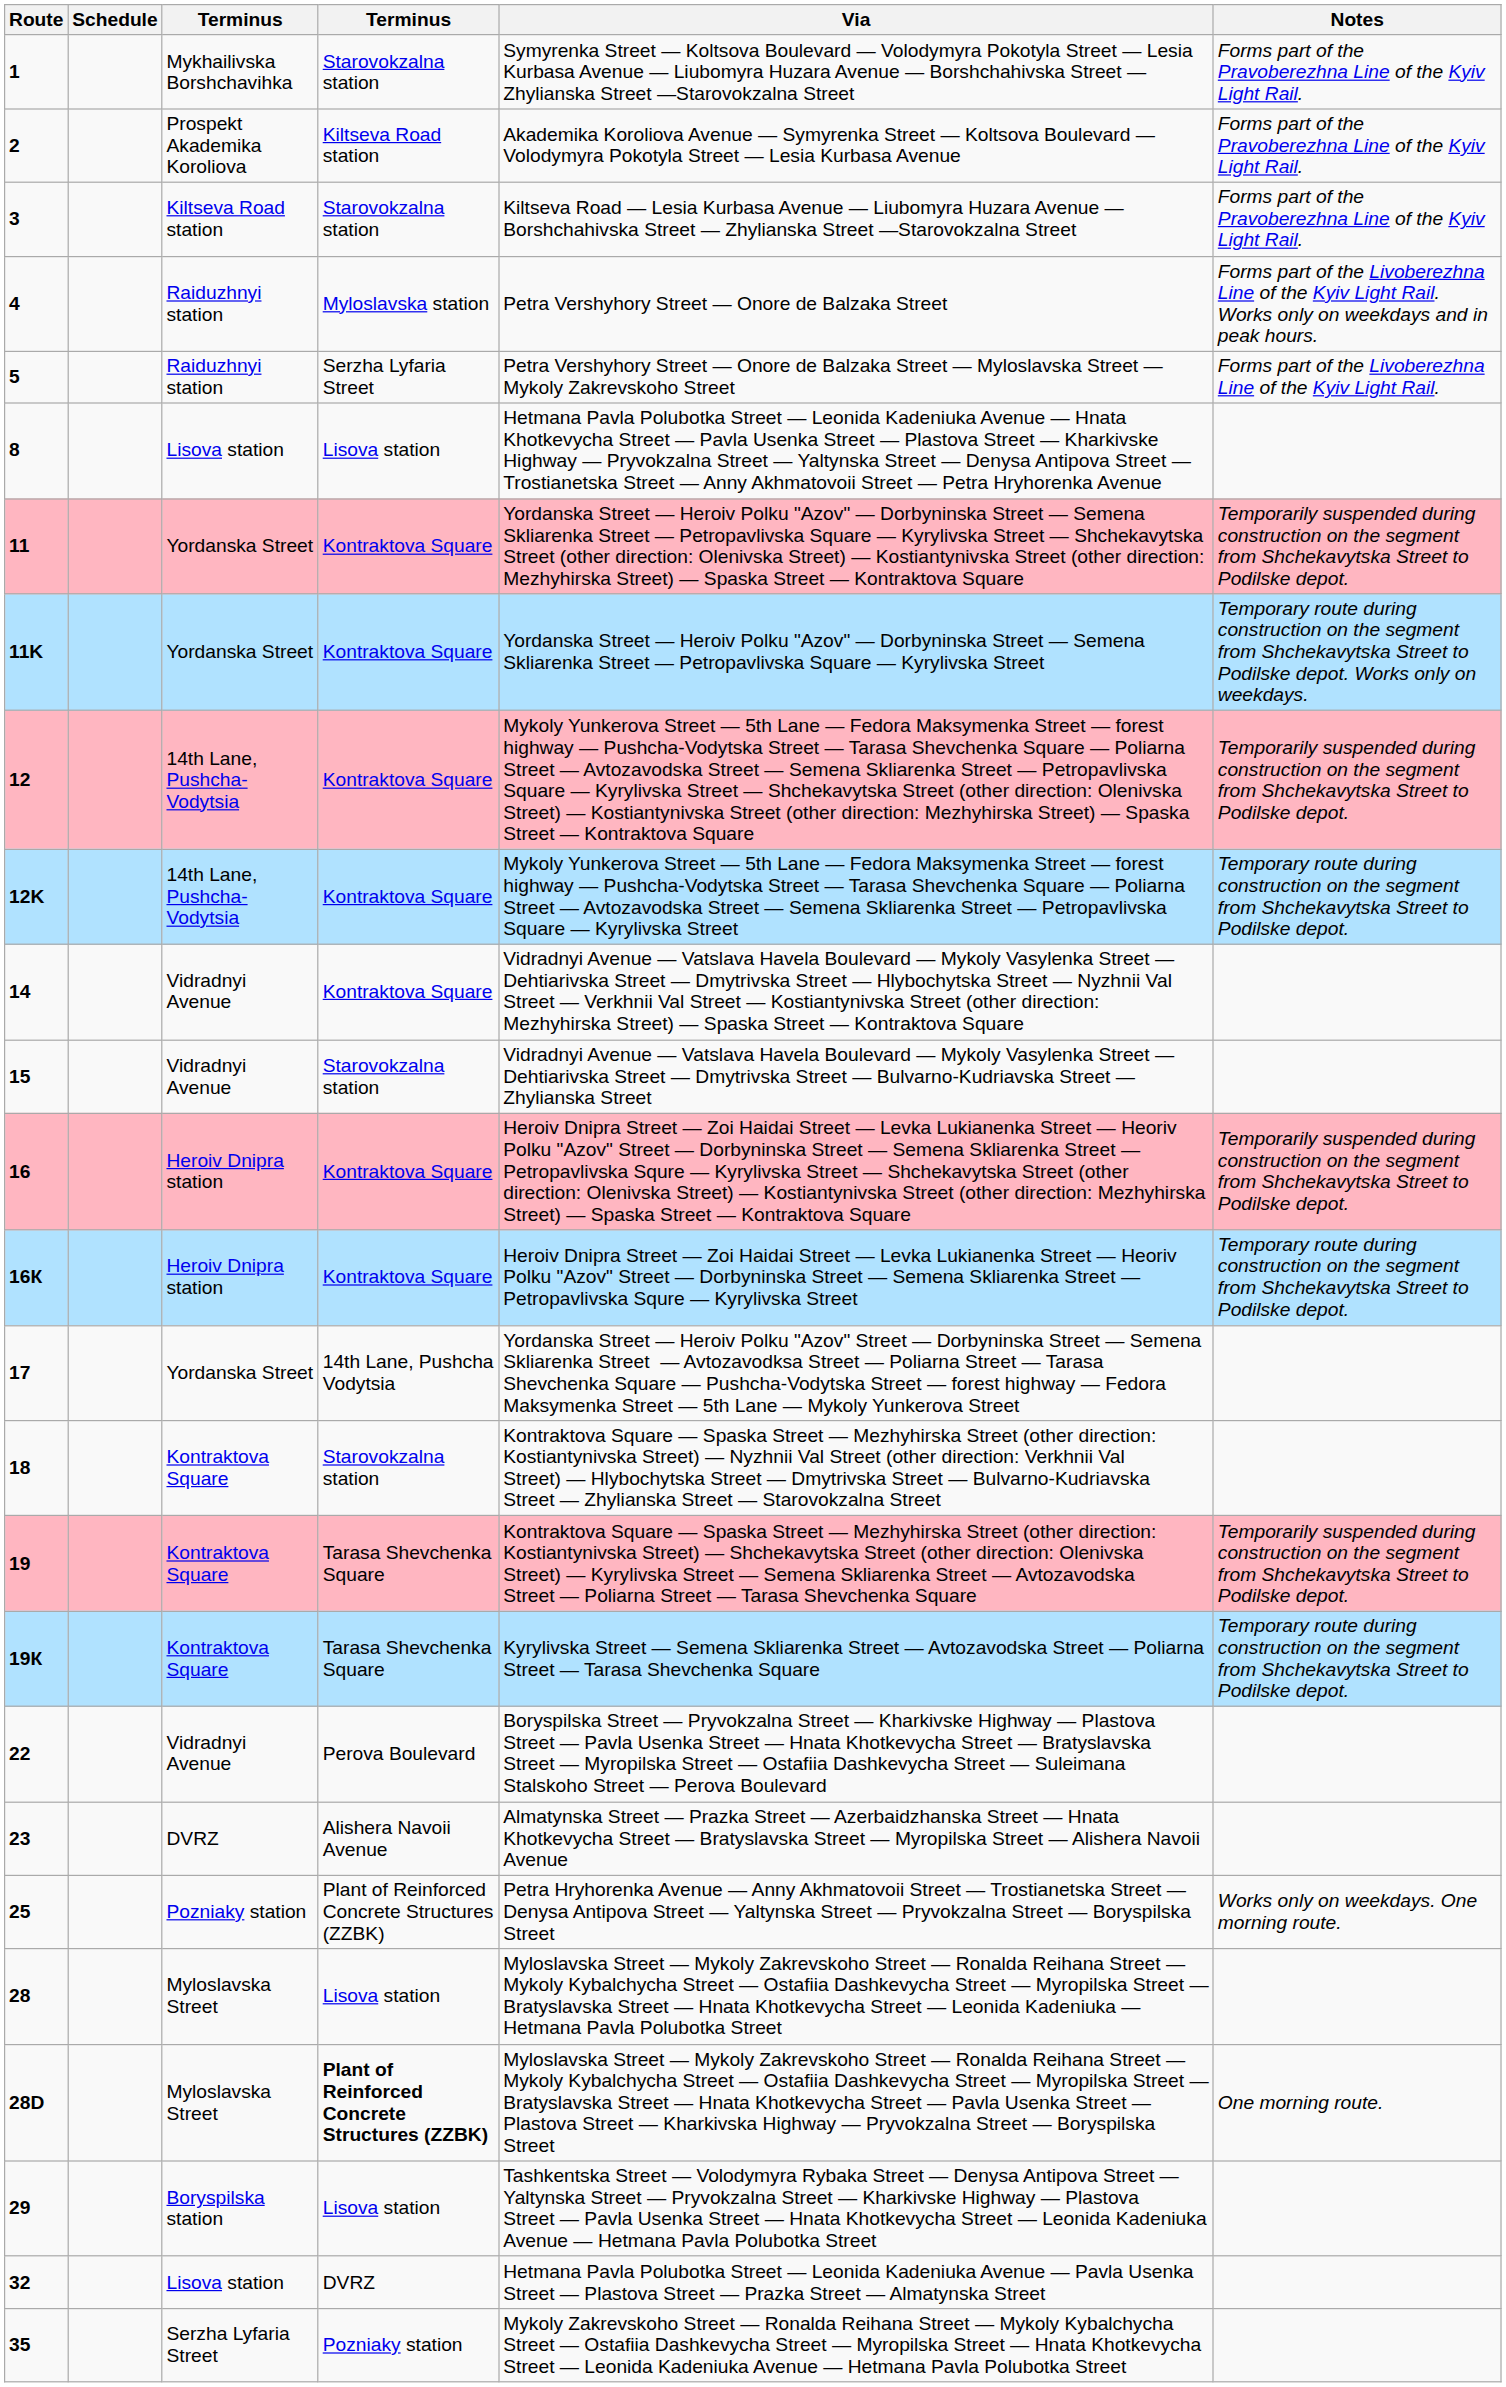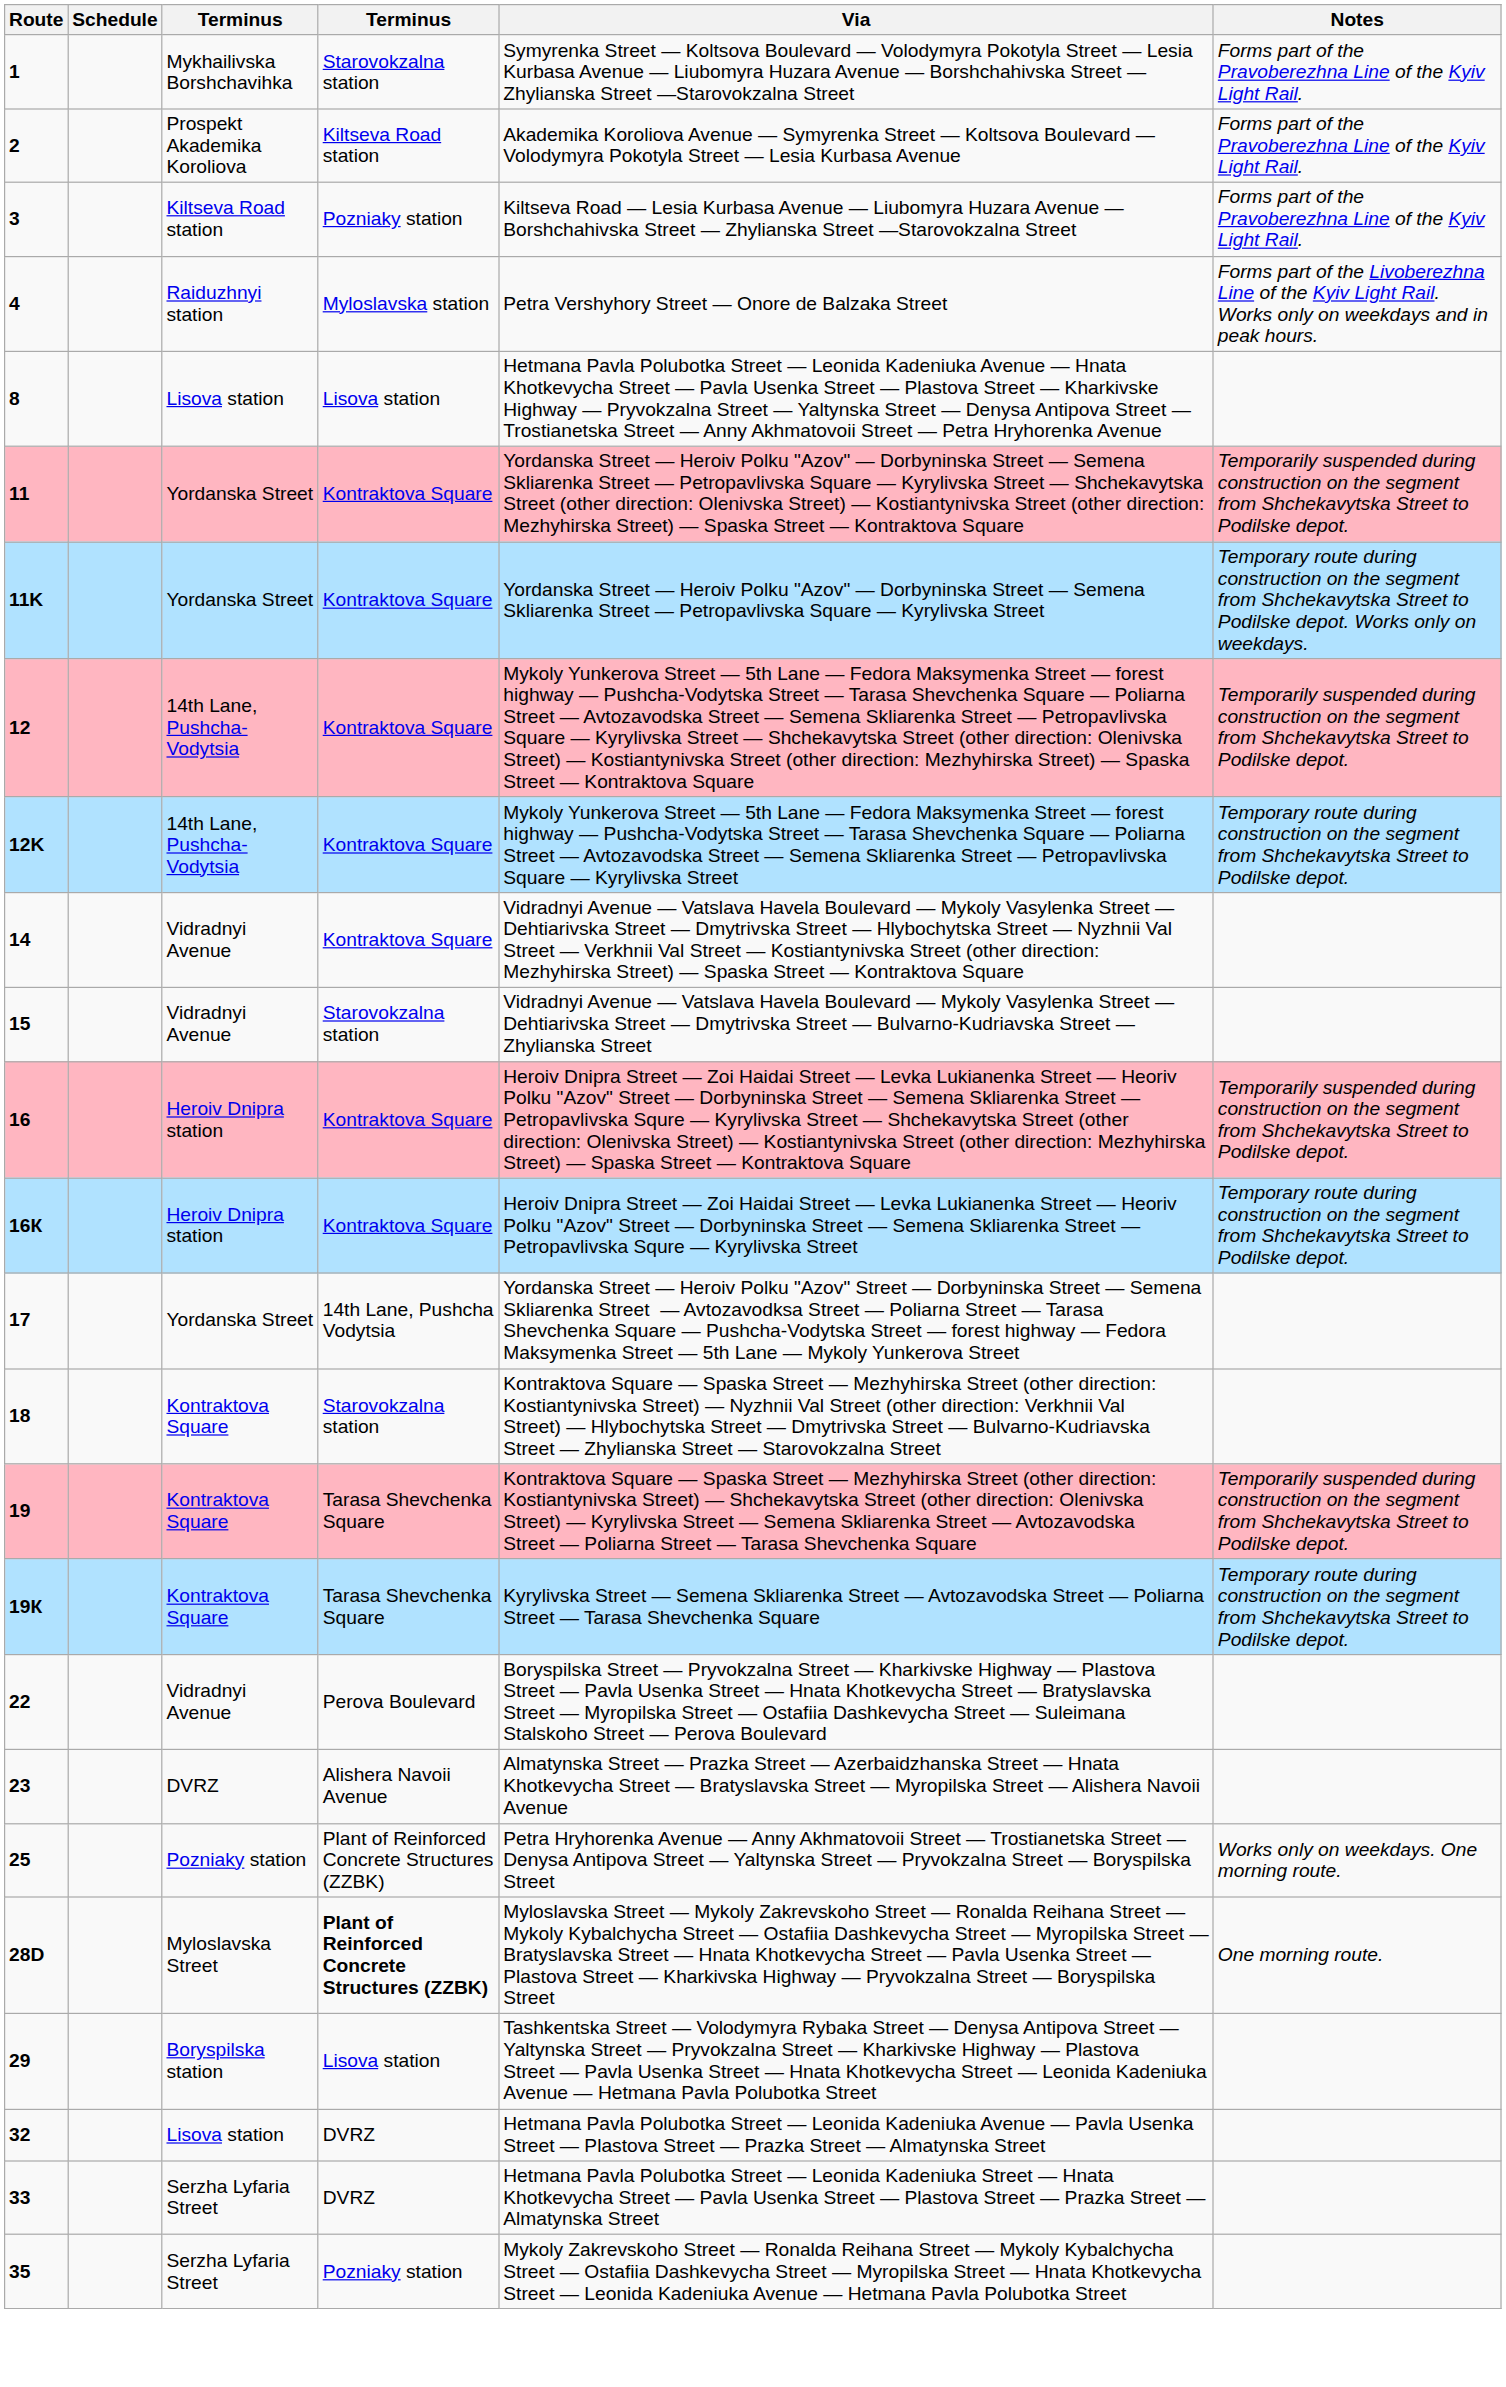(384, 219) Starovokzalna station -> (393, 219) Pozniaky station
- row: (14, 377)
- row: (20, 1996)
+ row: (20, 2197)
